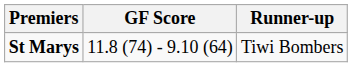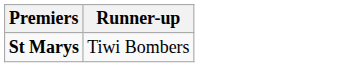- column: (160, 18)
